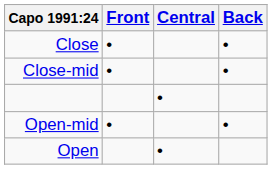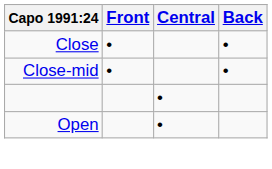- row: (62, 124)
